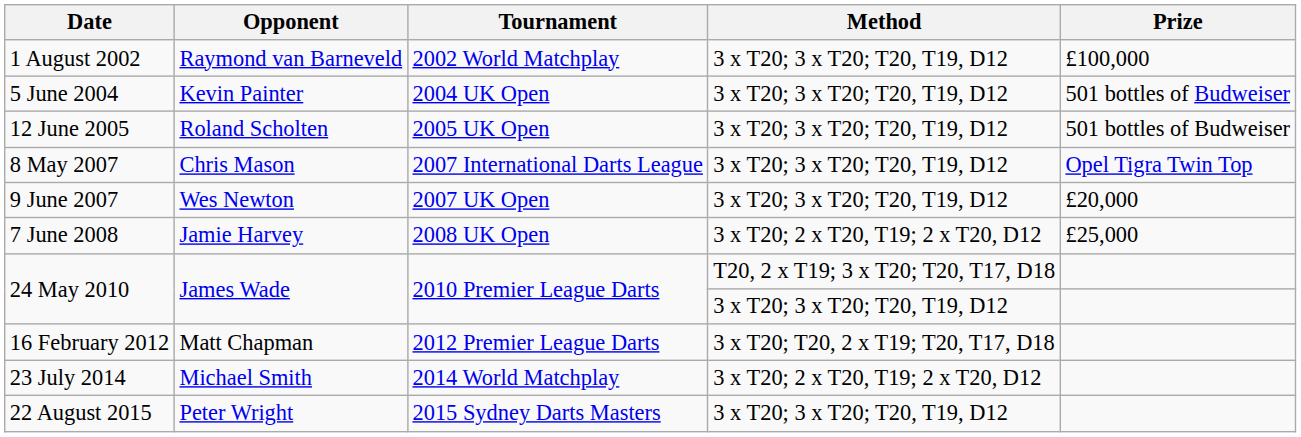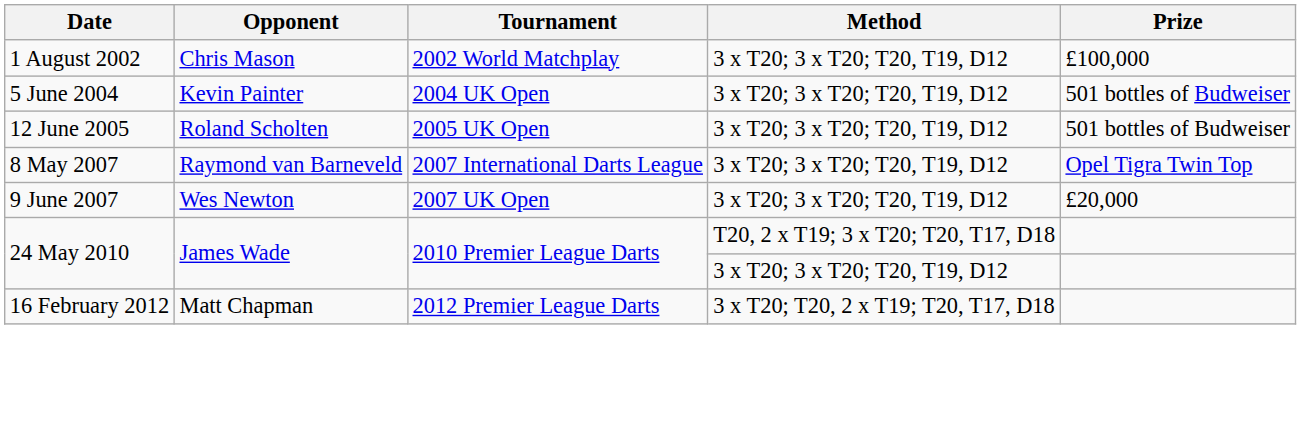(291, 57) Raymond van Barneveld -> (237, 57) Chris Mason
(237, 164) Chris Mason -> (291, 164) Raymond van Barneveld
- row: (64, 235)
- row: (68, 377)
- row: (81, 413)
